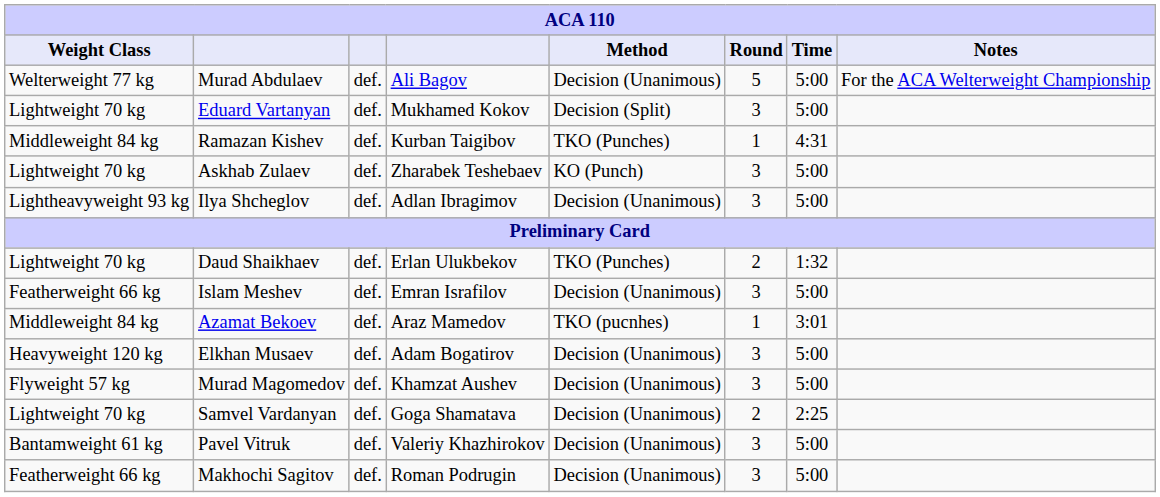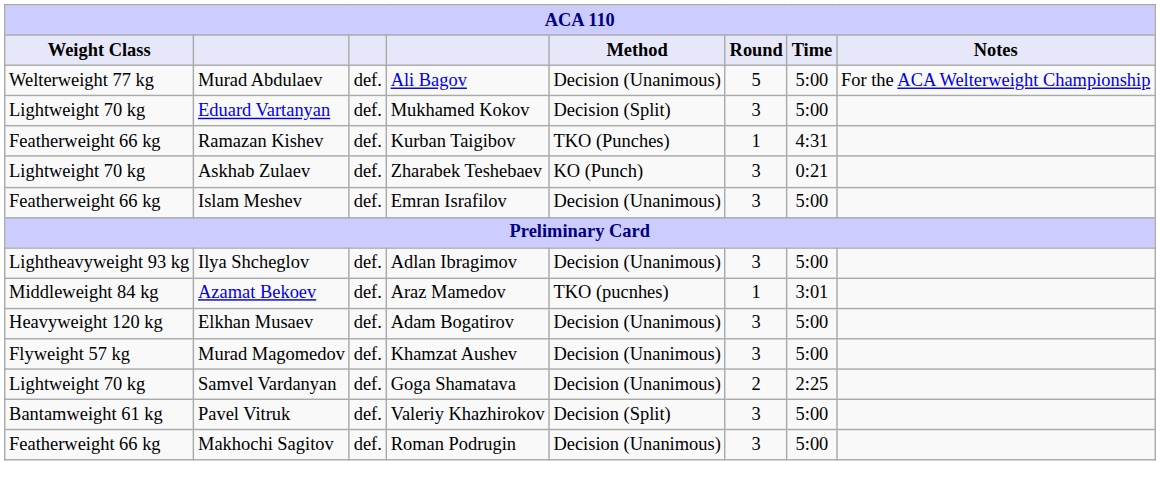(84, 140) Middleweight 84 kg -> (85, 140) Featherweight 66 kg
(812, 171) 5:00 -> (812, 171) 0:21
rows swapped: (254, 201) <-> (250, 292)
- row: (259, 262)
(637, 444) Decision (Unanimous) -> (612, 414) Decision (Split)
